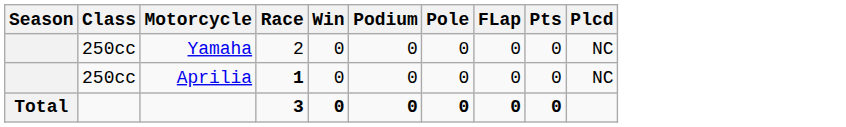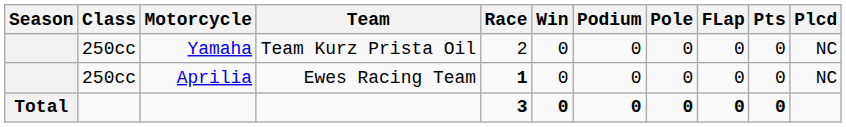+ column: (368, 19)
